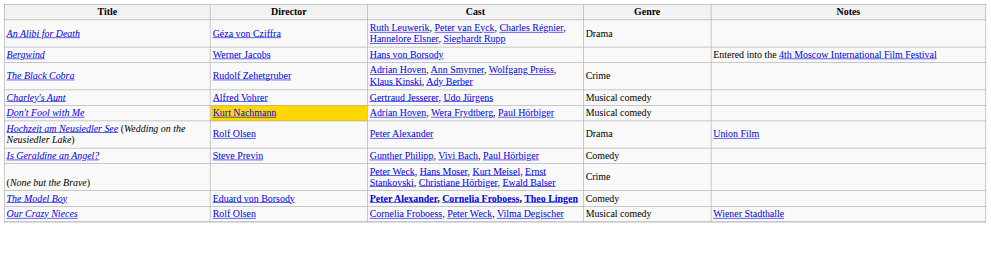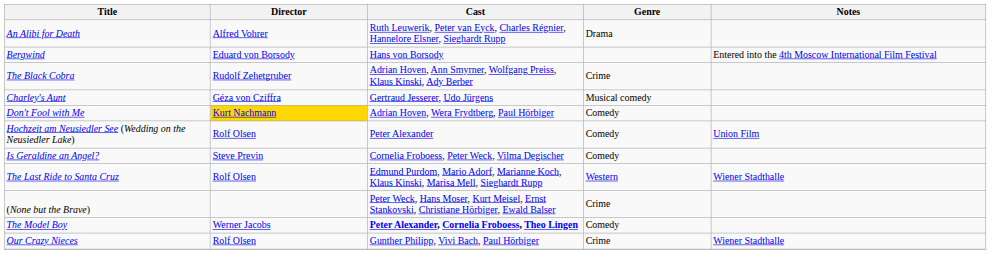(247, 33) Géza von Cziffra -> (240, 33) Alfred Vohrer
(242, 54) Werner Jacobs -> (254, 54) Eduard von Borsody
(240, 97) Alfred Vohrer -> (247, 97) Géza von Cziffra
(619, 113) Musical comedy -> (602, 113) Comedy
(599, 134) Drama -> (602, 134) Comedy
(454, 155) Gunther Philipp, Vivi Bach, Paul Hörbiger -> (467, 155) Cornelia Froboess, Peter Weck, Vilma Degischer
+ row: (63, 177)
(254, 198) Eduard von Borsody -> (242, 225) Werner Jacobs
(467, 214) Cornelia Froboess, Peter Weck, Vilma Degischer -> (454, 241) Gunther Philipp, Vivi Bach, Paul Hörbiger
(619, 214) Musical comedy -> (598, 241) Crime
